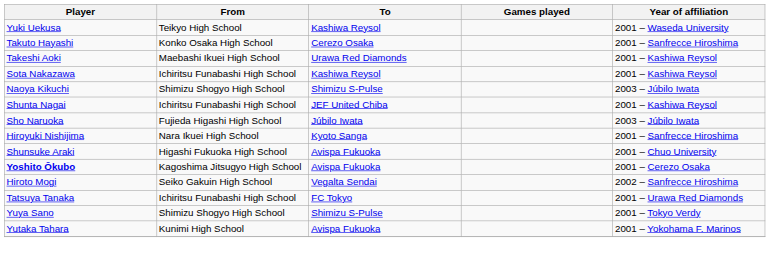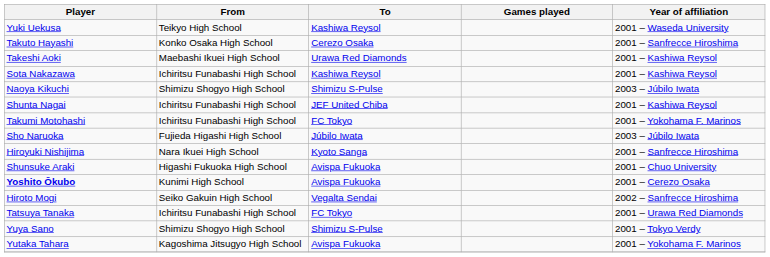+ row: (46, 120)
(230, 167) Kagoshima Jitsugyo High School -> (201, 182) Kunimi High School
(201, 228) Kunimi High School -> (230, 244) Kagoshima Jitsugyo High School
